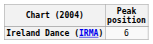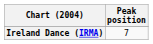(127, 33) 6 -> (127, 33) 7
